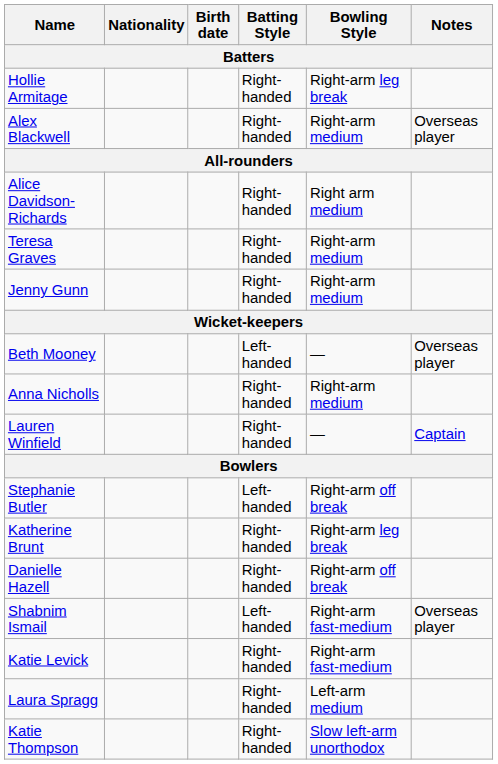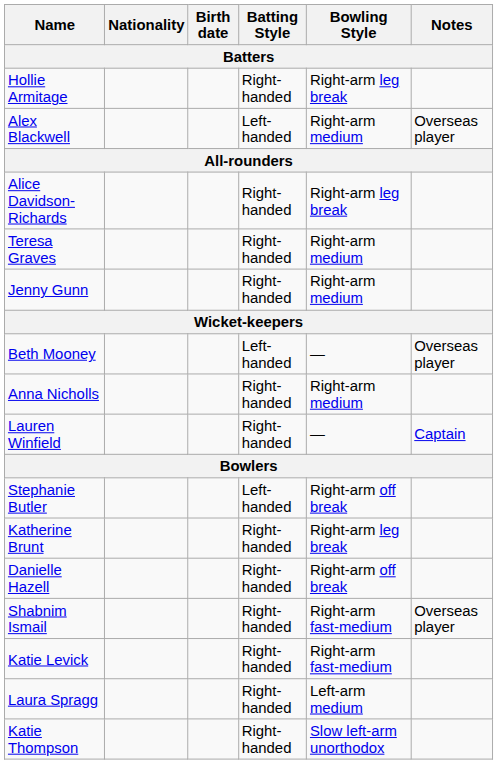(267, 129) Right-handed -> (267, 129) Left-handed
(342, 201) Right arm medium -> (355, 201) Right-arm leg break
(267, 619) Left-handed -> (267, 619) Right-handed
